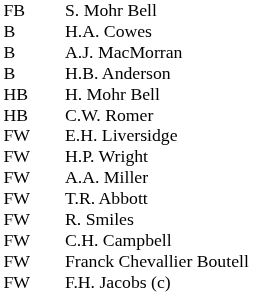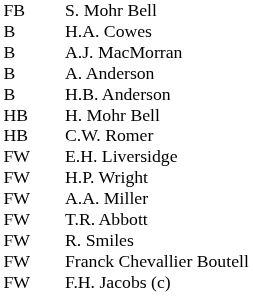+ row: (110, 73)
- row: (118, 240)
